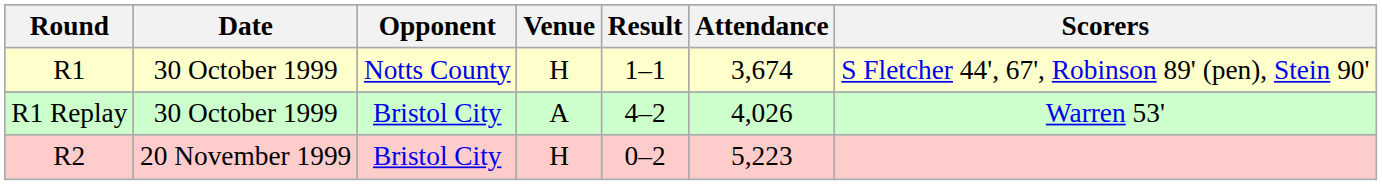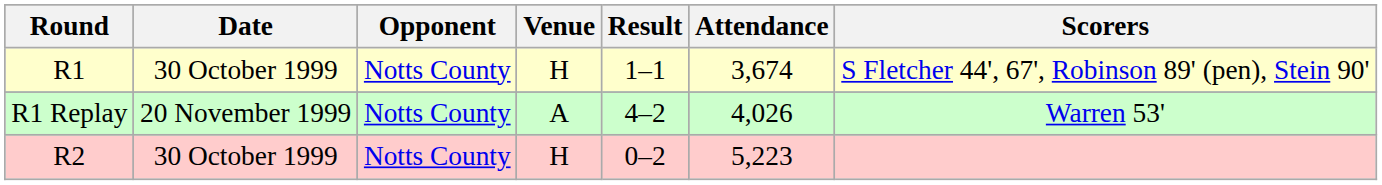(246, 112) 30 October 1999 -> (246, 112) 20 November 1999
(437, 112) Bristol City -> (437, 112) Notts County
(246, 156) 20 November 1999 -> (246, 156) 30 October 1999
(437, 156) Bristol City -> (437, 156) Notts County
